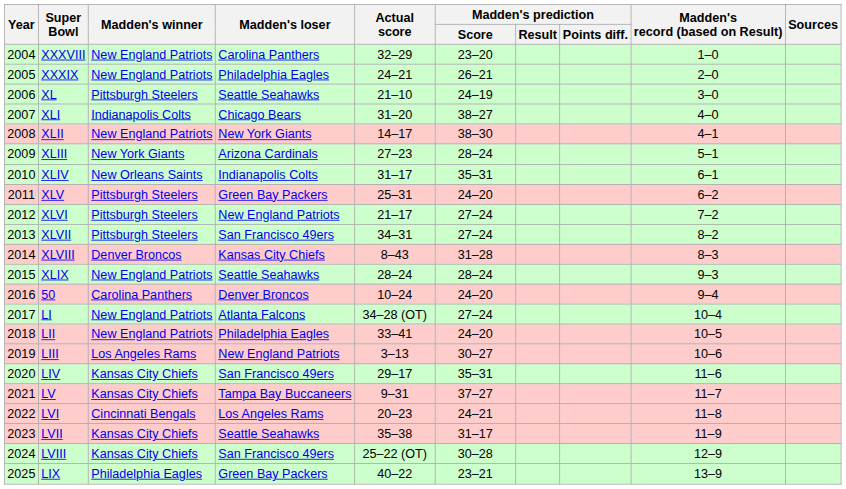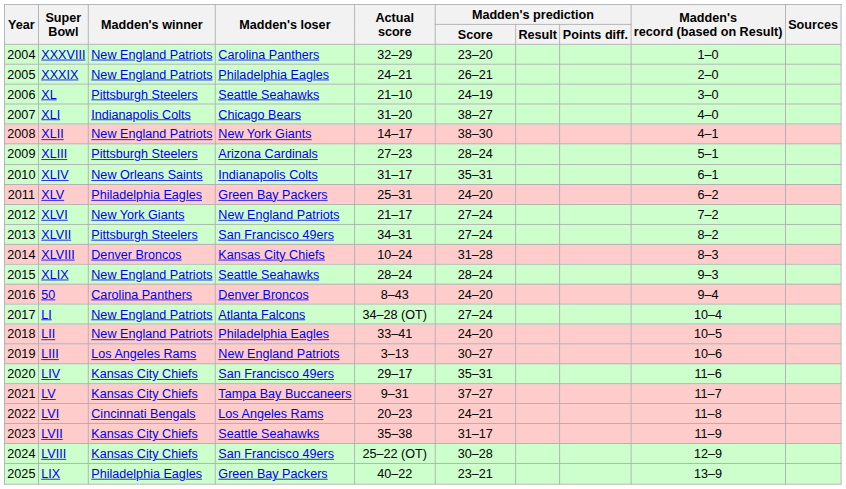(138, 154) New York Giants -> (145, 154) Pittsburgh Steelers
(145, 194) Pittsburgh Steelers -> (147, 194) Philadelphia Eagles
(145, 214) Pittsburgh Steelers -> (138, 214) New York Giants
(395, 254) 8–43 -> (395, 254) 10–24
(395, 294) 10–24 -> (395, 294) 8–43
